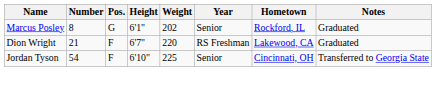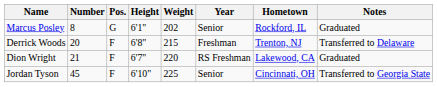+ row: (36, 43)
(74, 58) 54 -> (75, 74) 45
